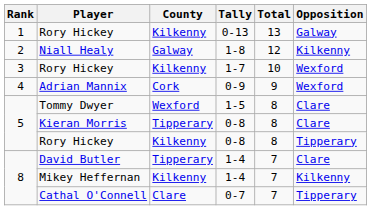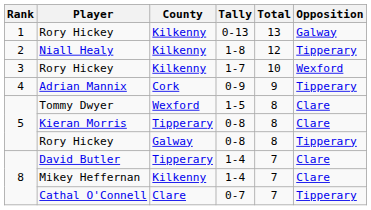(173, 50) Galway -> (179, 50) Kilkenny
(323, 50) Kilkenny -> (327, 50) Tipperary
(320, 86) Wexford -> (327, 86) Tipperary
(179, 141) Kilkenny -> (173, 141) Galway
(323, 178) Kilkenny -> (313, 178) Clare
